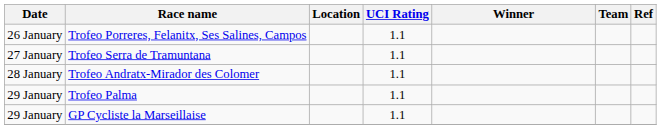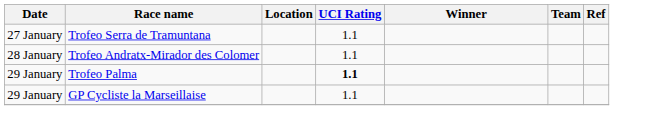- row: (187, 34)
(397, 94) normal -> (350, 74) bold
